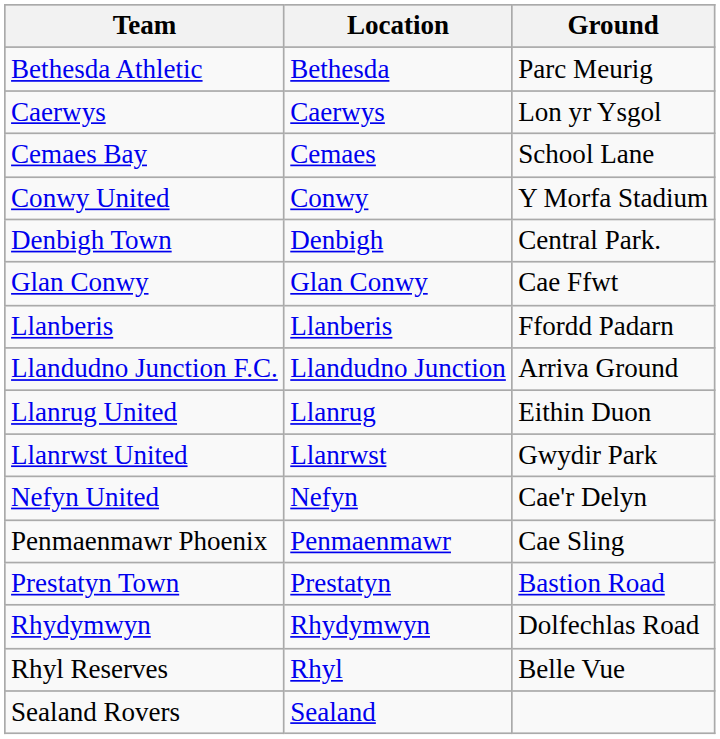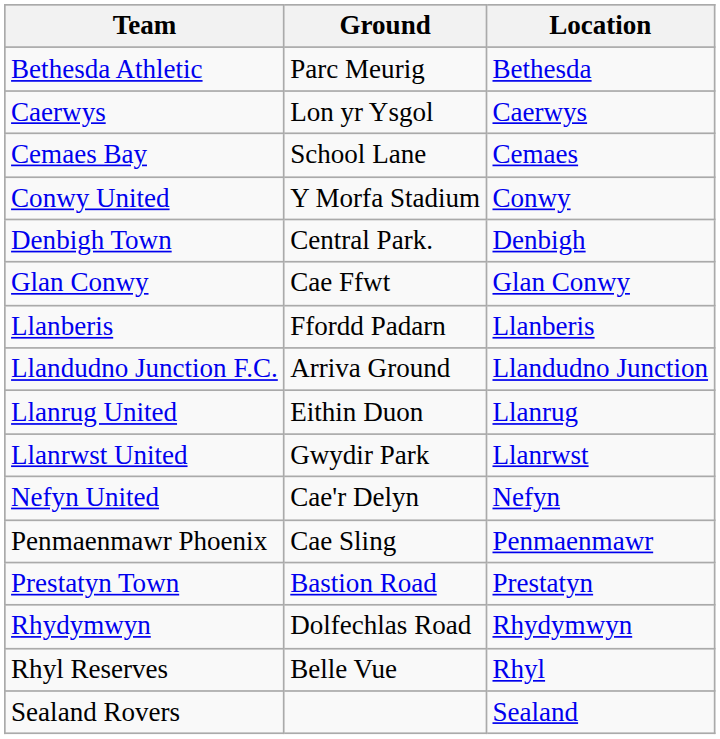columns swapped: (398, 25) <-> (613, 25)
